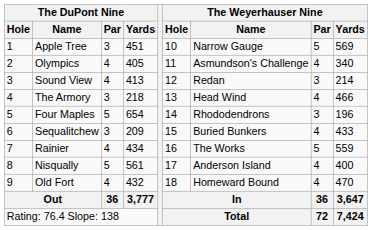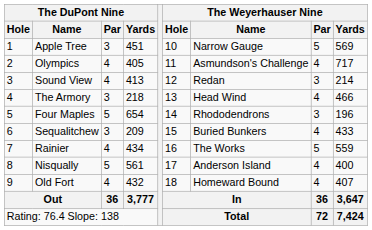(345, 64) 340 -> (345, 64) 717
(345, 183) 470 -> (345, 183) 407
